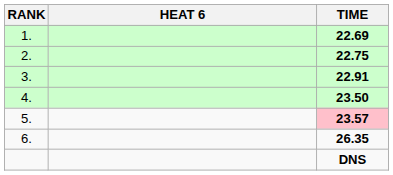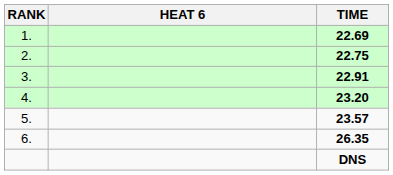(352, 98) 23.50 -> (352, 98) 23.20
(352, 119) pink background -> (352, 119) no background
